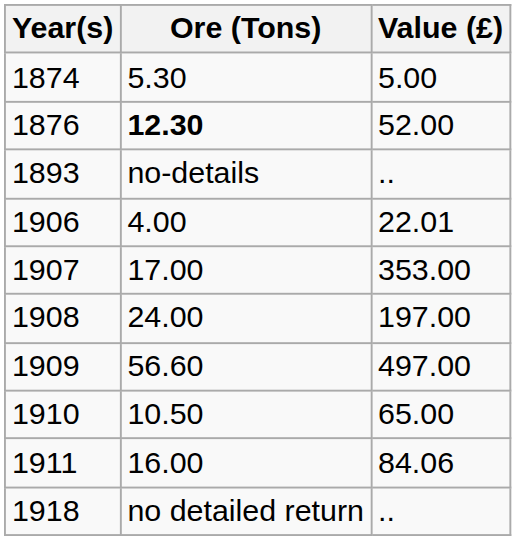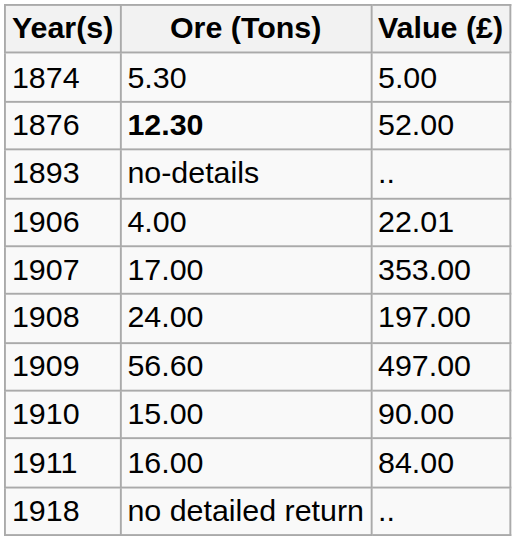(165, 414) 10.50 -> (165, 414) 15.00
(416, 414) 65.00 -> (416, 414) 90.00
(416, 462) 84.06 -> (416, 462) 84.00
